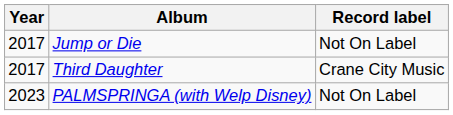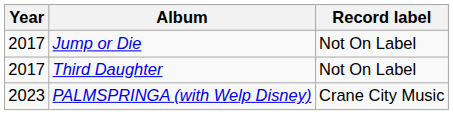(382, 69) Crane City Music -> (368, 69) Not On Label
(368, 95) Not On Label -> (382, 95) Crane City Music
